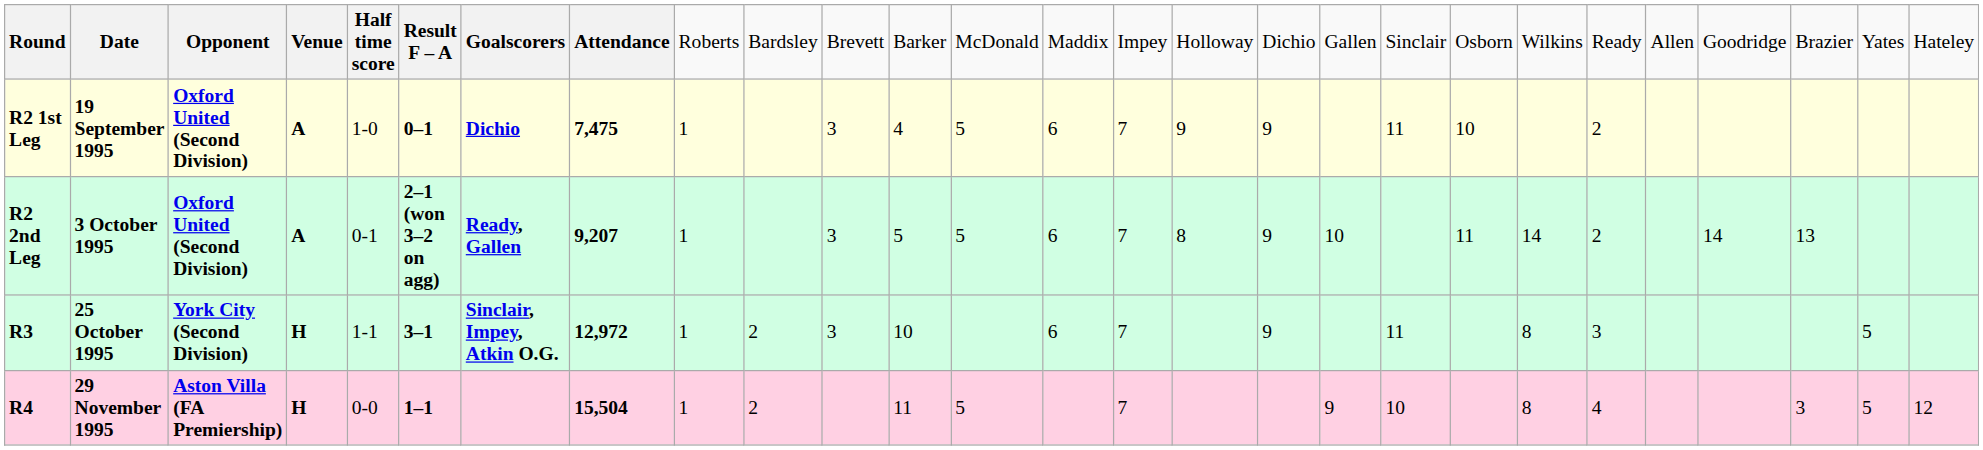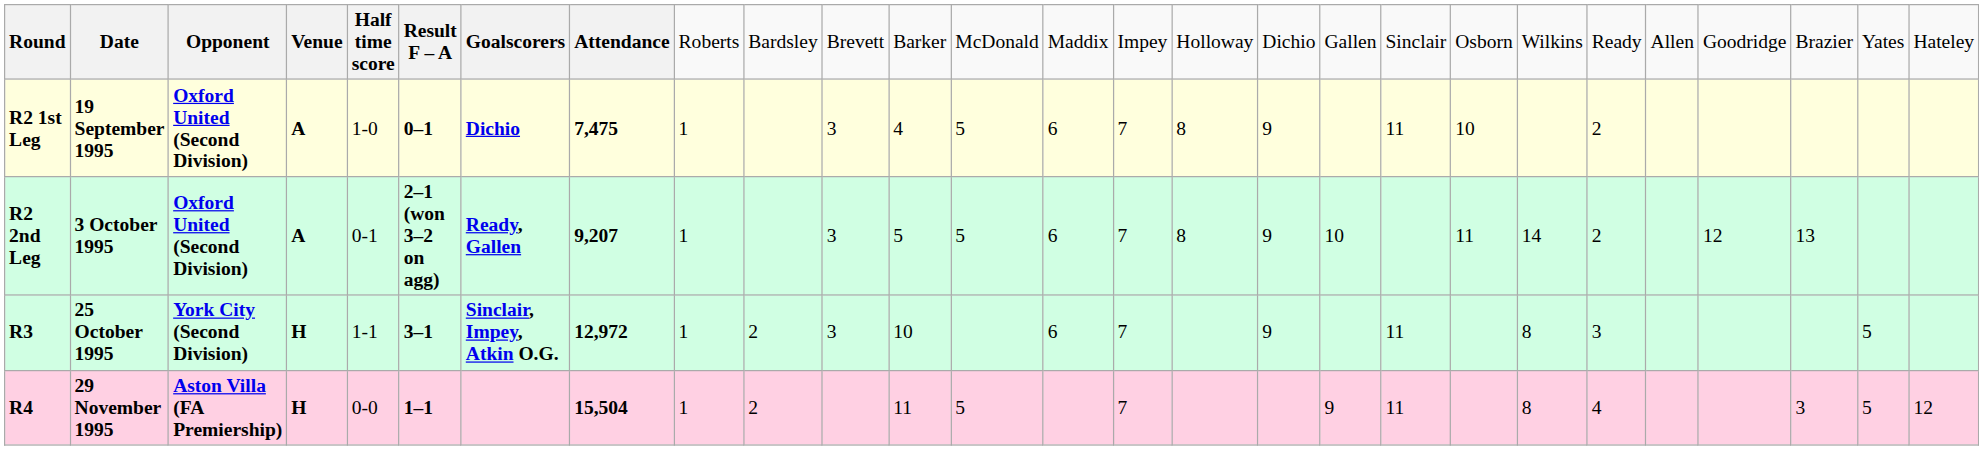(1181, 127) 9 -> (1181, 127) 8
(1713, 235) 14 -> (1713, 235) 12
(1395, 407) 10 -> (1395, 407) 11
